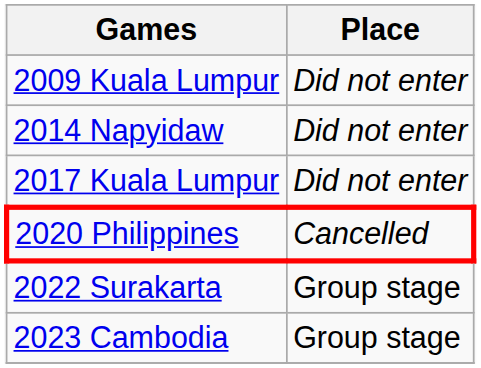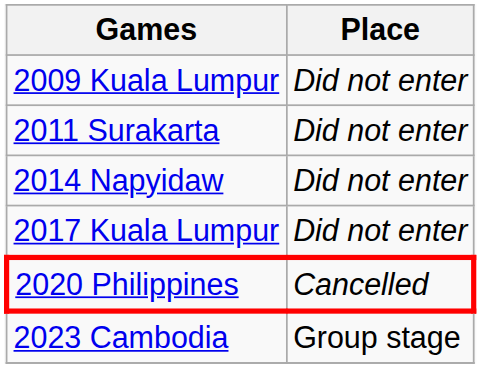+ row: (116, 129)
- row: (118, 287)
